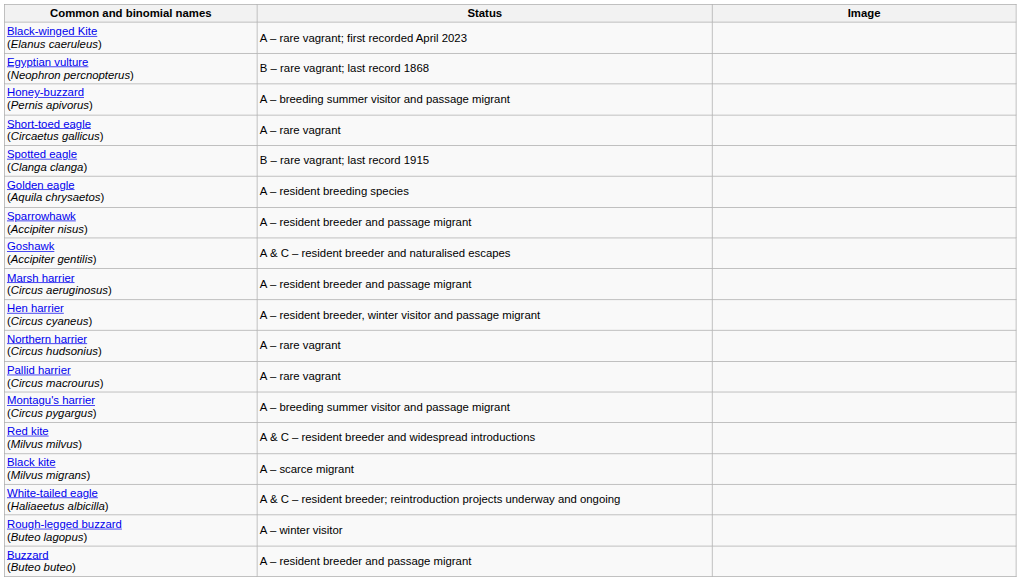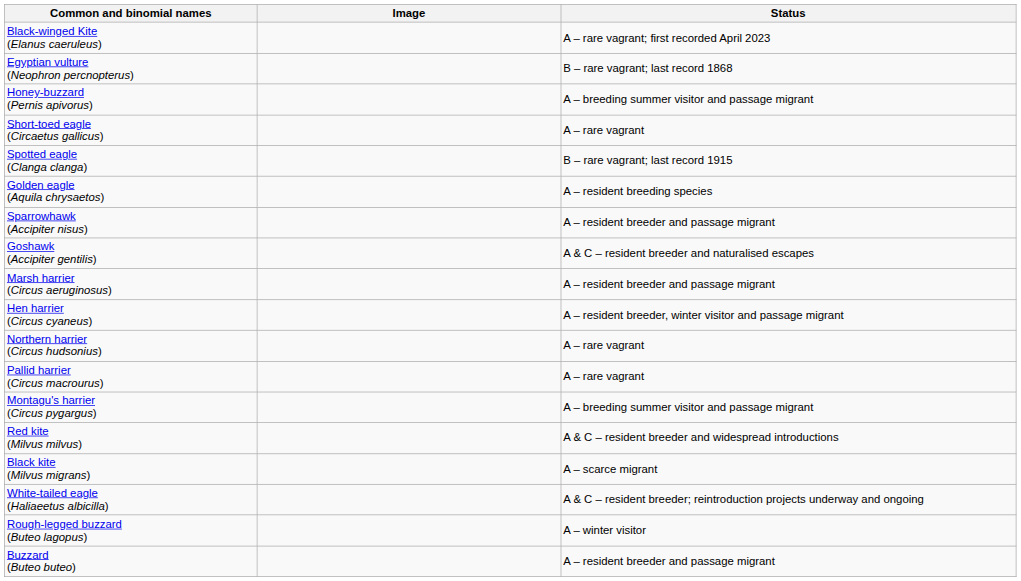columns swapped: (864, 13) <-> (485, 13)
